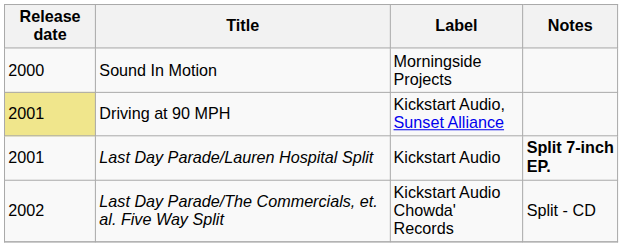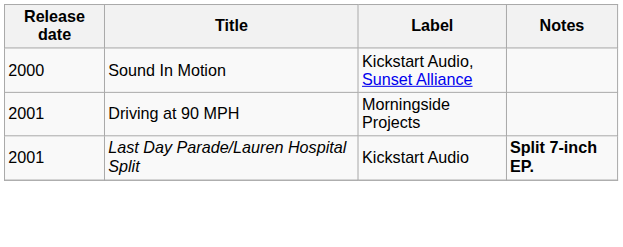(438, 70) Morningside Projects -> (418, 70) Kickstart Audio, Sunset Alliance
(26, 114) khaki background -> (26, 114) no background
(449, 114) Kickstart Audio, Sunset Alliance -> (406, 114) Morningside Projects
- row: (239, 210)
